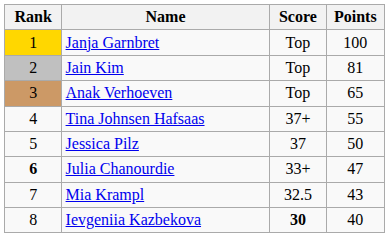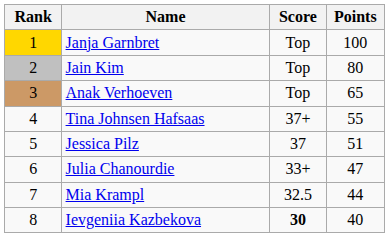(355, 67) 81 -> (355, 67) 80
(355, 144) 50 -> (355, 144) 51
(33, 169) bold -> (33, 169) normal
(355, 194) 43 -> (355, 194) 44
